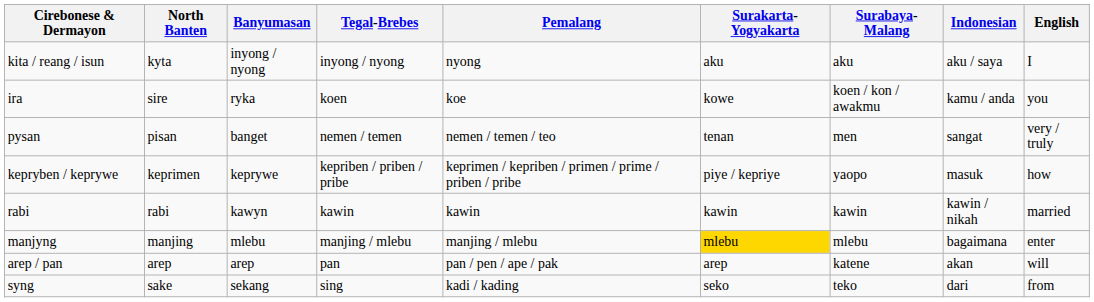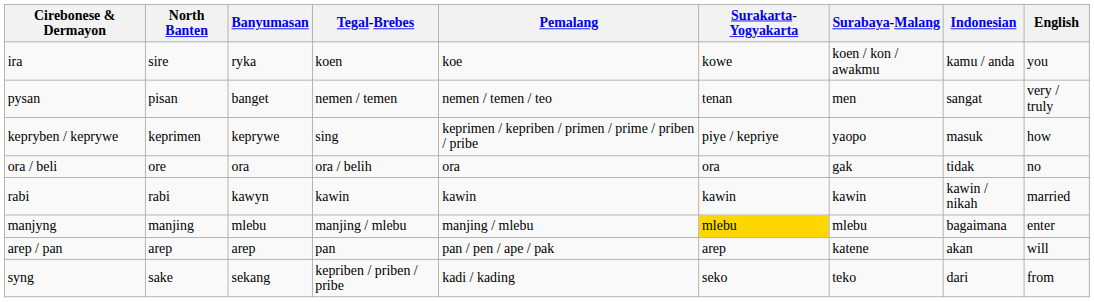- row: (56, 61)
(371, 174) kepriben / priben / pribe -> (327, 136) sing
+ row: (32, 166)
(331, 286) sing -> (366, 278) kepriben / priben / pribe
